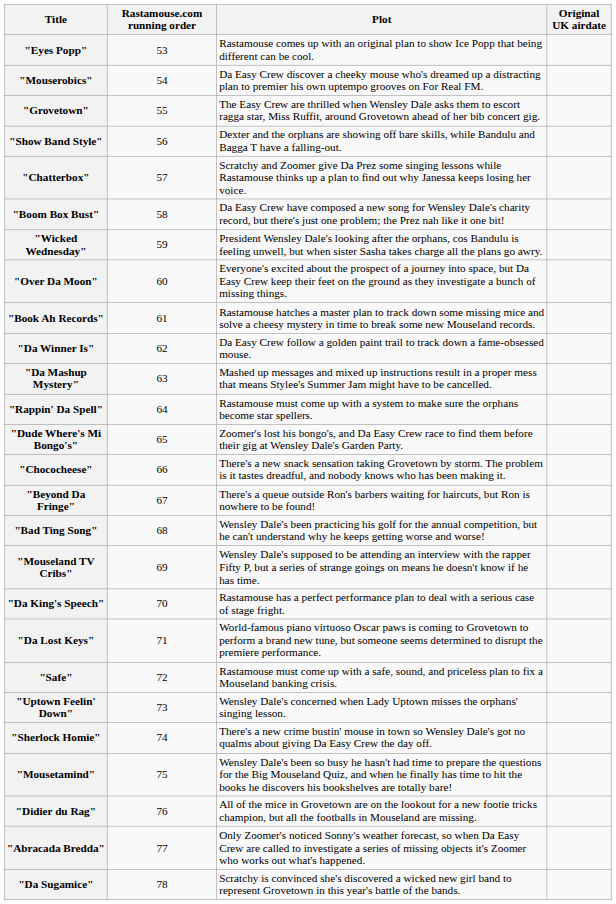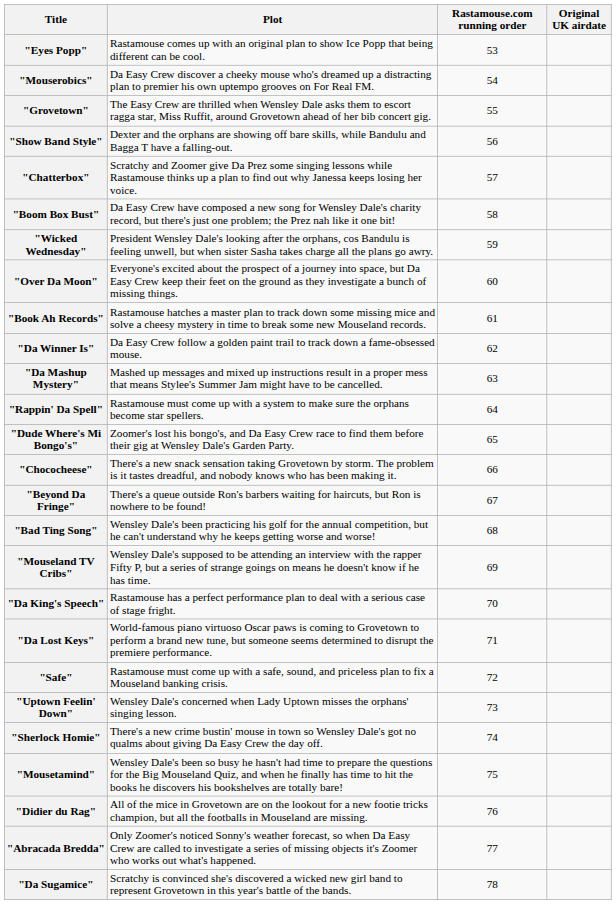columns swapped: (382, 19) <-> (162, 19)
